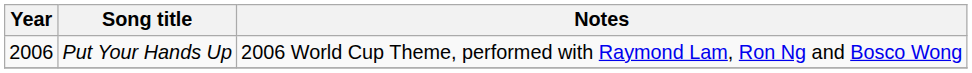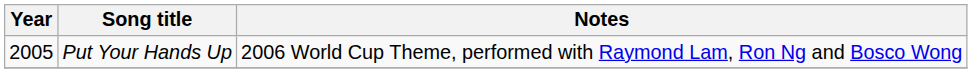(31, 51) 2006 -> (31, 51) 2005
